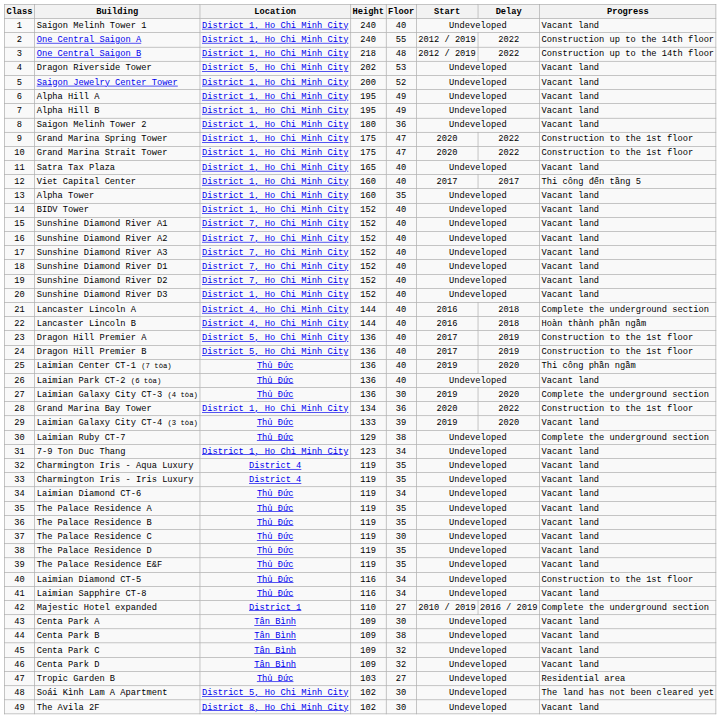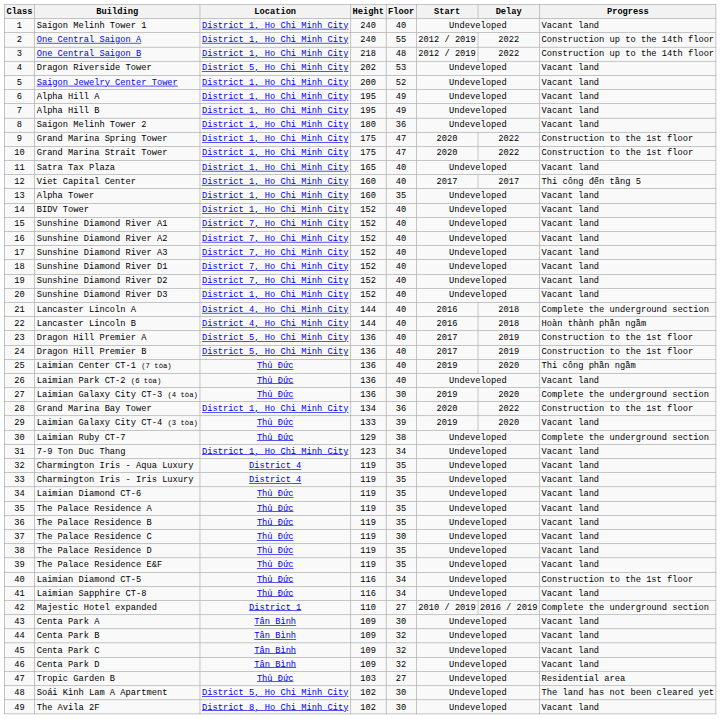(401, 494) 34 -> (401, 494) 35
(401, 636) 38 -> (401, 636) 32
